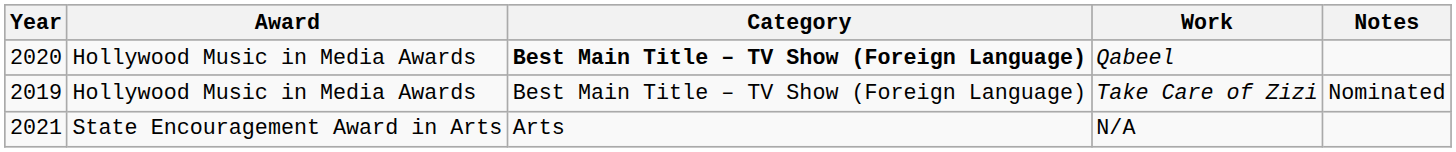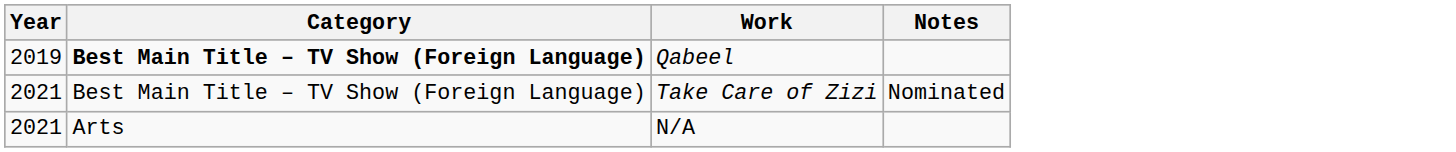- column: (287, 23)
(36, 58) 2020 -> (36, 58) 2019
(36, 93) 2019 -> (36, 93) 2021
